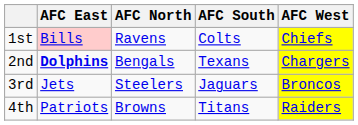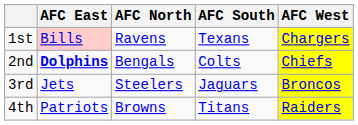(220, 39) Colts -> (224, 39) Texans
(307, 39) Chiefs -> (316, 39) Chargers
(224, 62) Texans -> (220, 62) Colts
(316, 62) Chargers -> (307, 62) Chiefs
